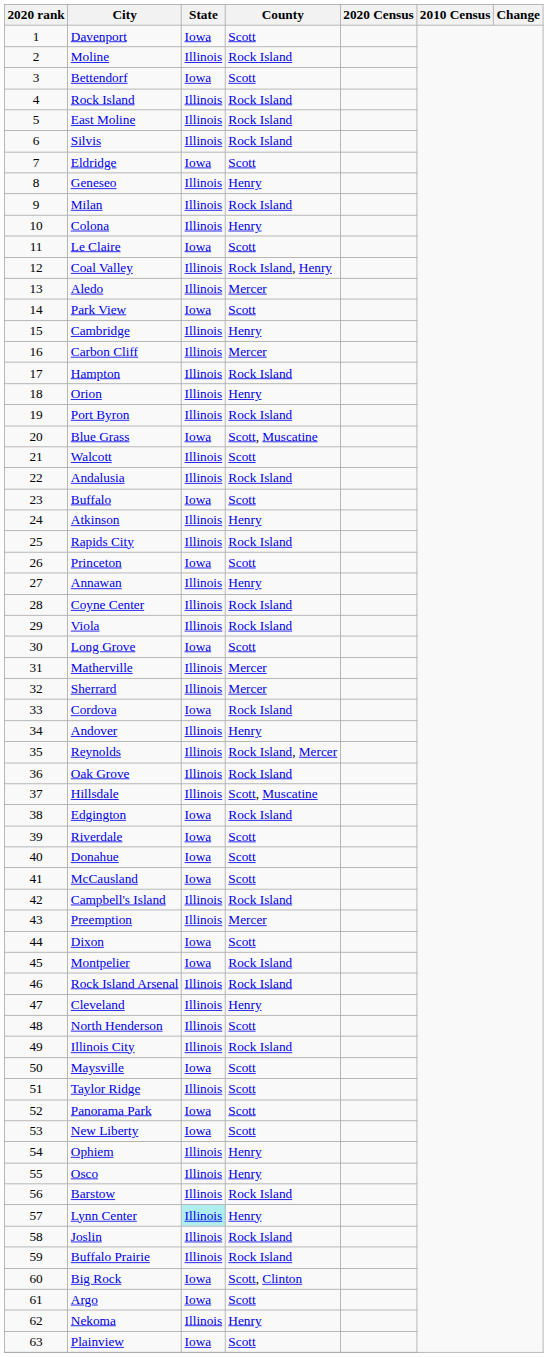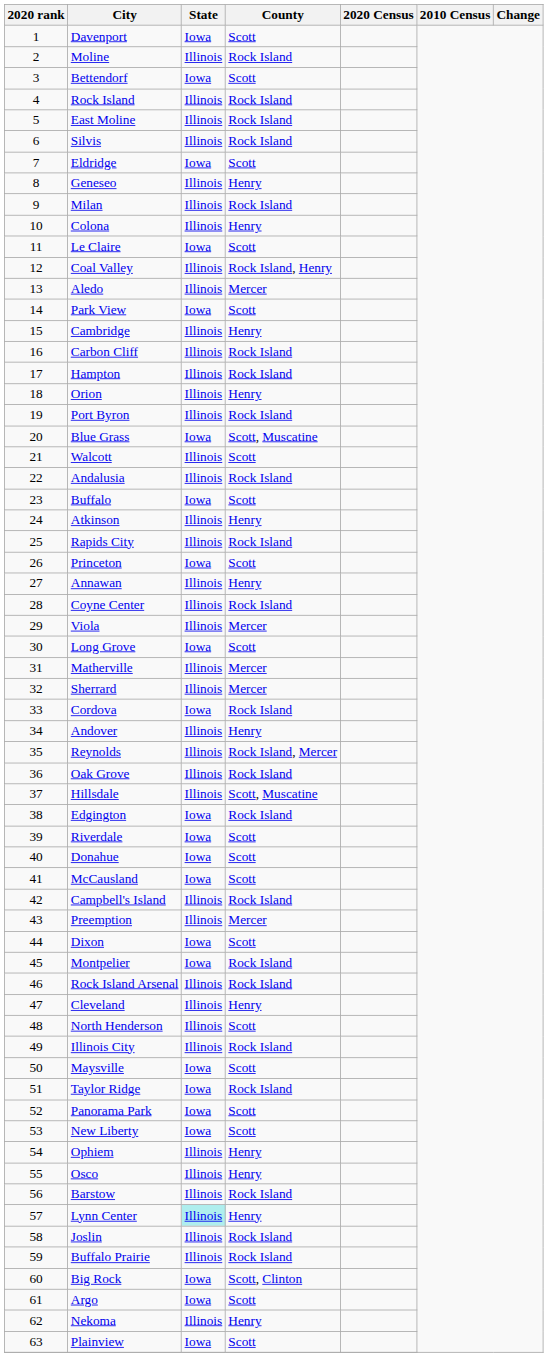(248, 352) Mercer -> (260, 352) Rock Island
(260, 625) Rock Island -> (248, 625) Mercer
(203, 1089) Illinois -> (198, 1089) Iowa
(242, 1089) Scott -> (260, 1089) Rock Island
